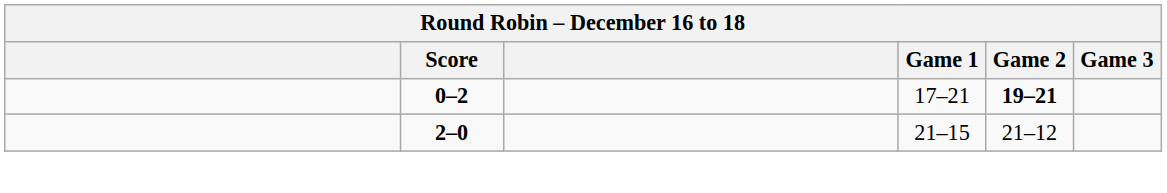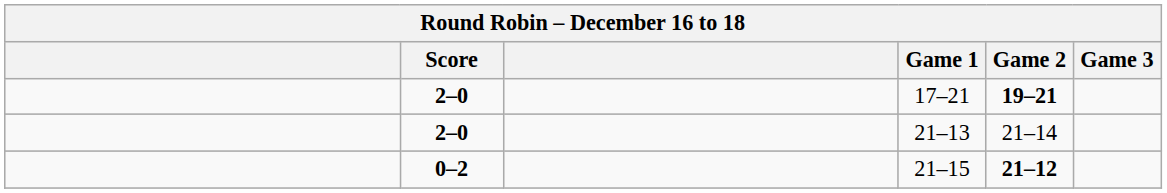(452, 96) 0–2 -> (452, 96) 2–0
+ row: (942, 132)
(452, 132) 2–0 -> (452, 169) 0–2
(1029, 132) normal -> (1029, 169) bold
